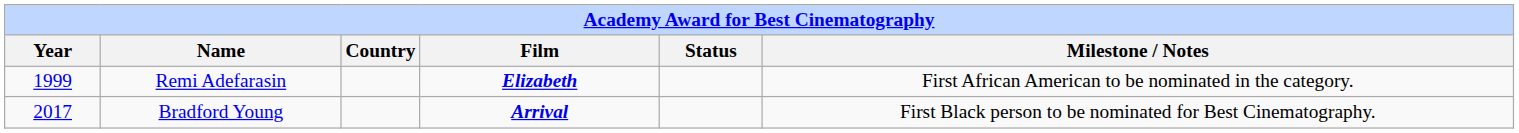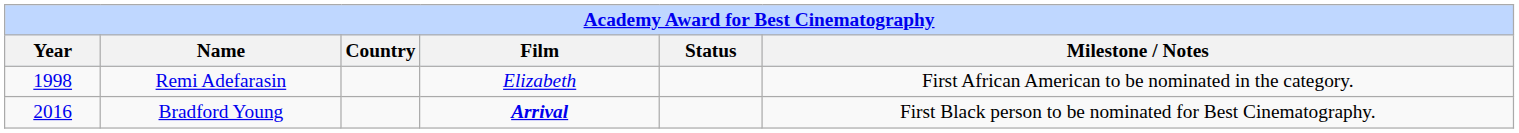(53, 81) 1999 -> (53, 81) 1998
(540, 81) bold -> (540, 81) normal
(53, 111) 2017 -> (53, 111) 2016
